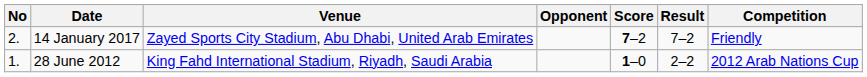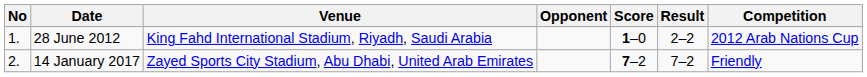rows swapped: (77, 60) <-> (87, 38)
